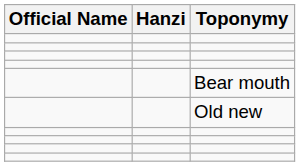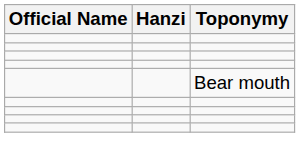- row: (68, 112)
